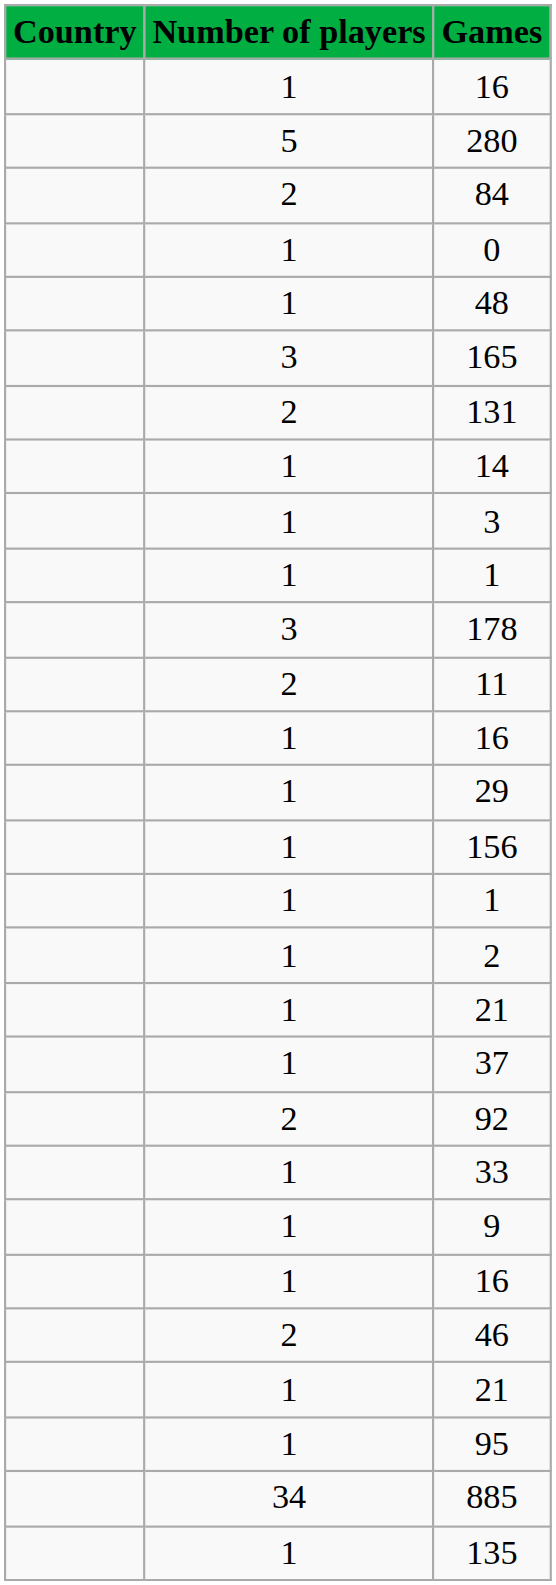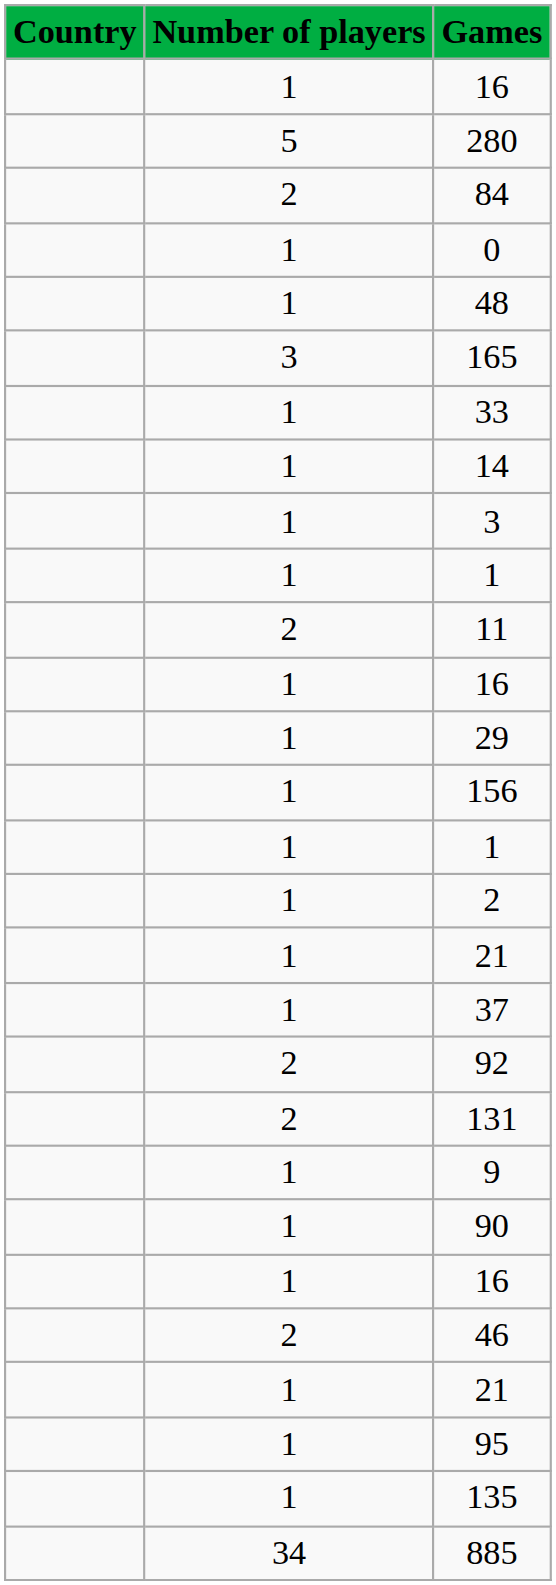rows swapped: (289, 411) <-> (289, 1172)
- row: (289, 628)
+ row: (289, 1226)
rows swapped: (289, 1497) <-> (289, 1552)
